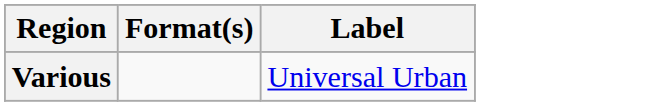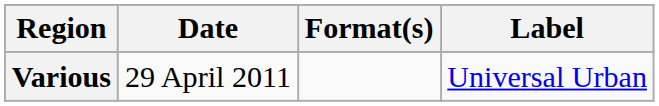+ column: (208, 28)
